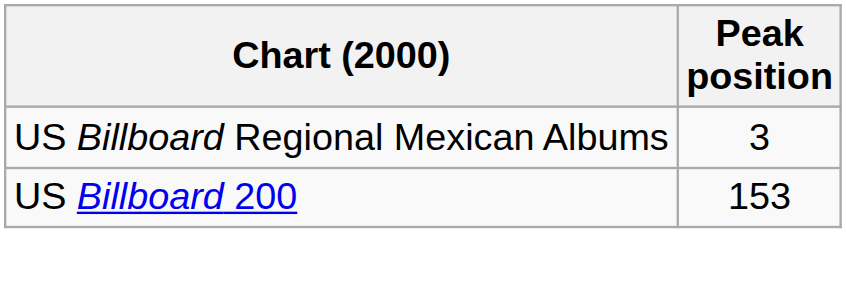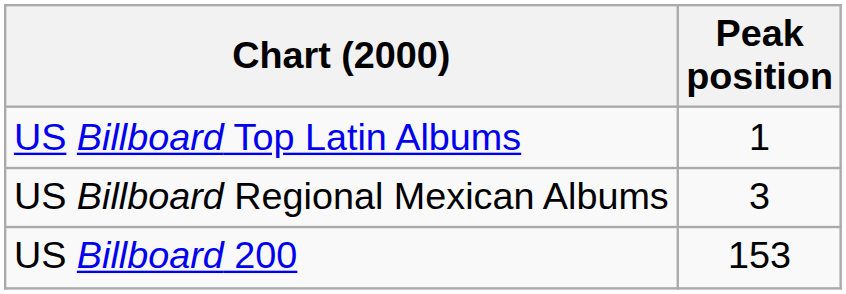+ row: (268, 136)
